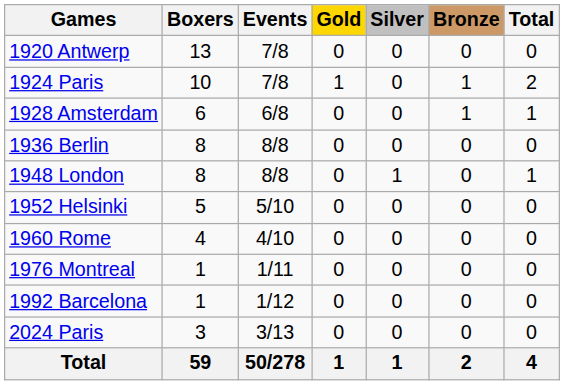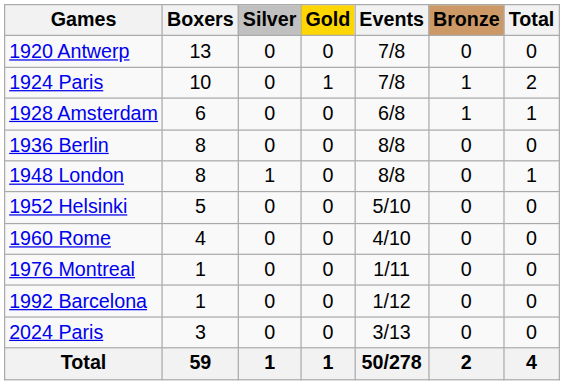columns swapped: (275, 20) <-> (397, 20)
